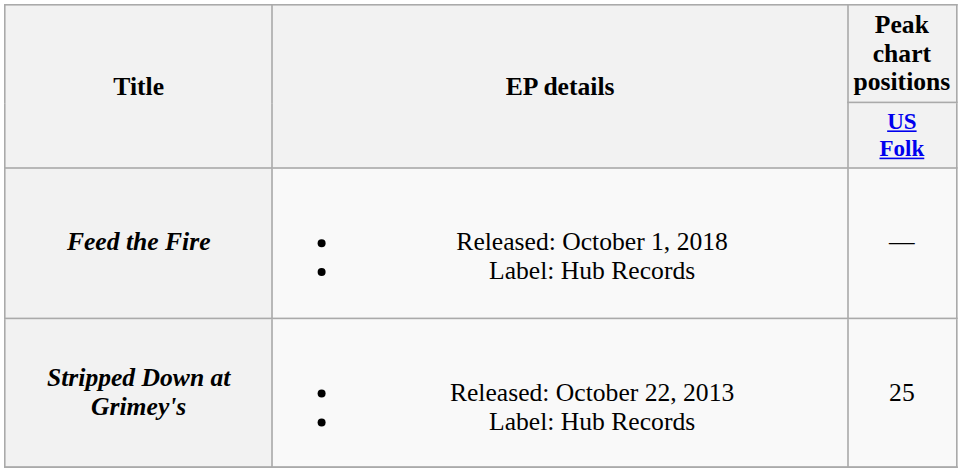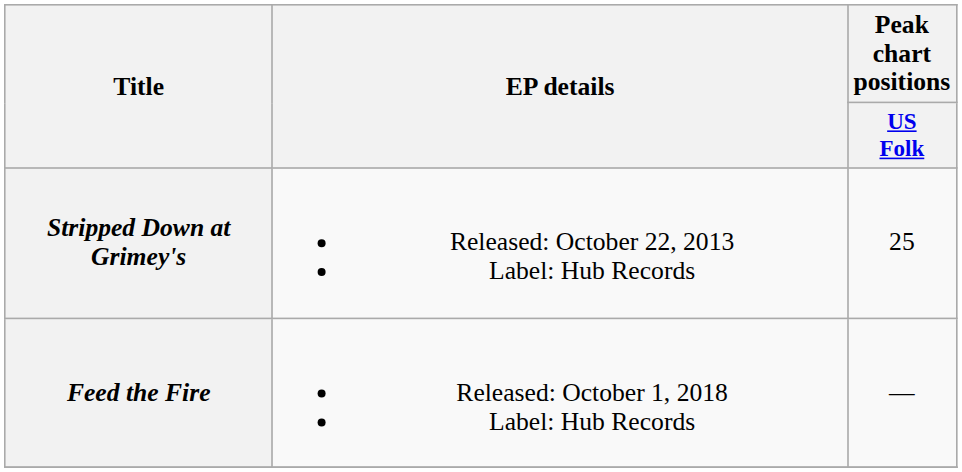rows swapped: (139, 392) <-> (139, 242)
